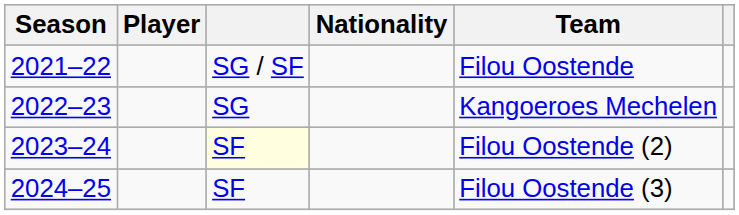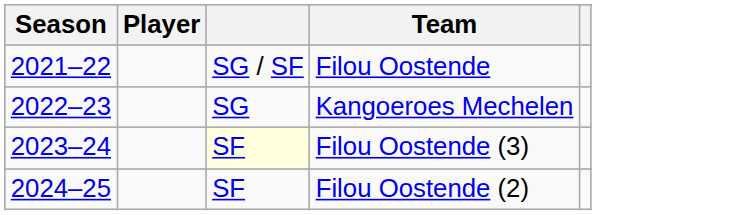- column: (382, 24)
(566, 147) Filou Oostende (2) -> (422, 147) Filou Oostende (3)
(566, 188) Filou Oostende (3) -> (422, 188) Filou Oostende (2)
